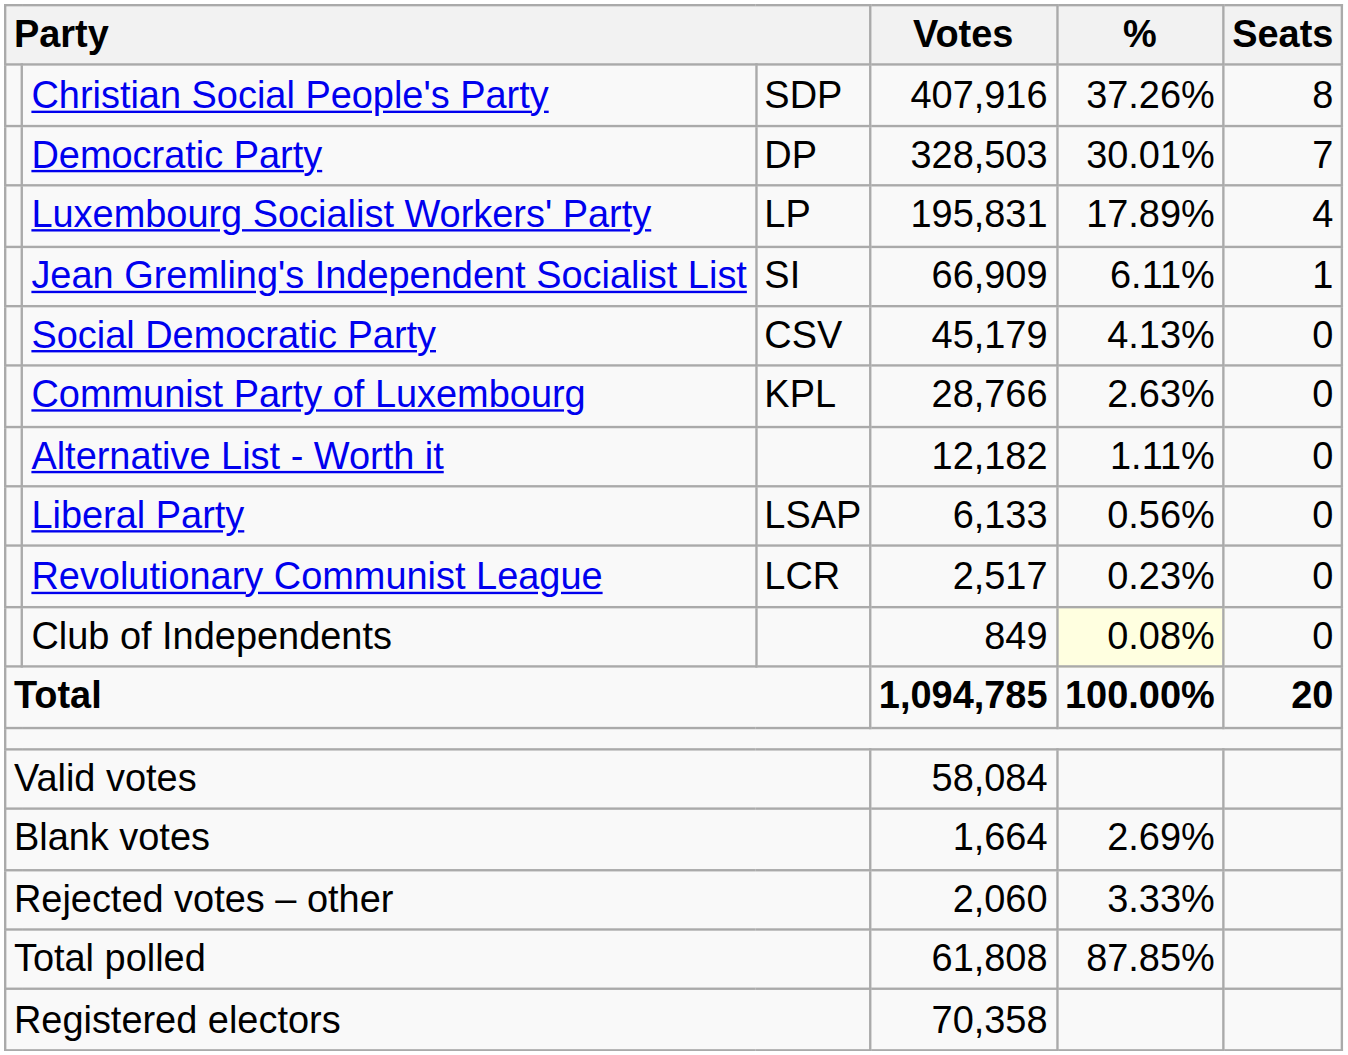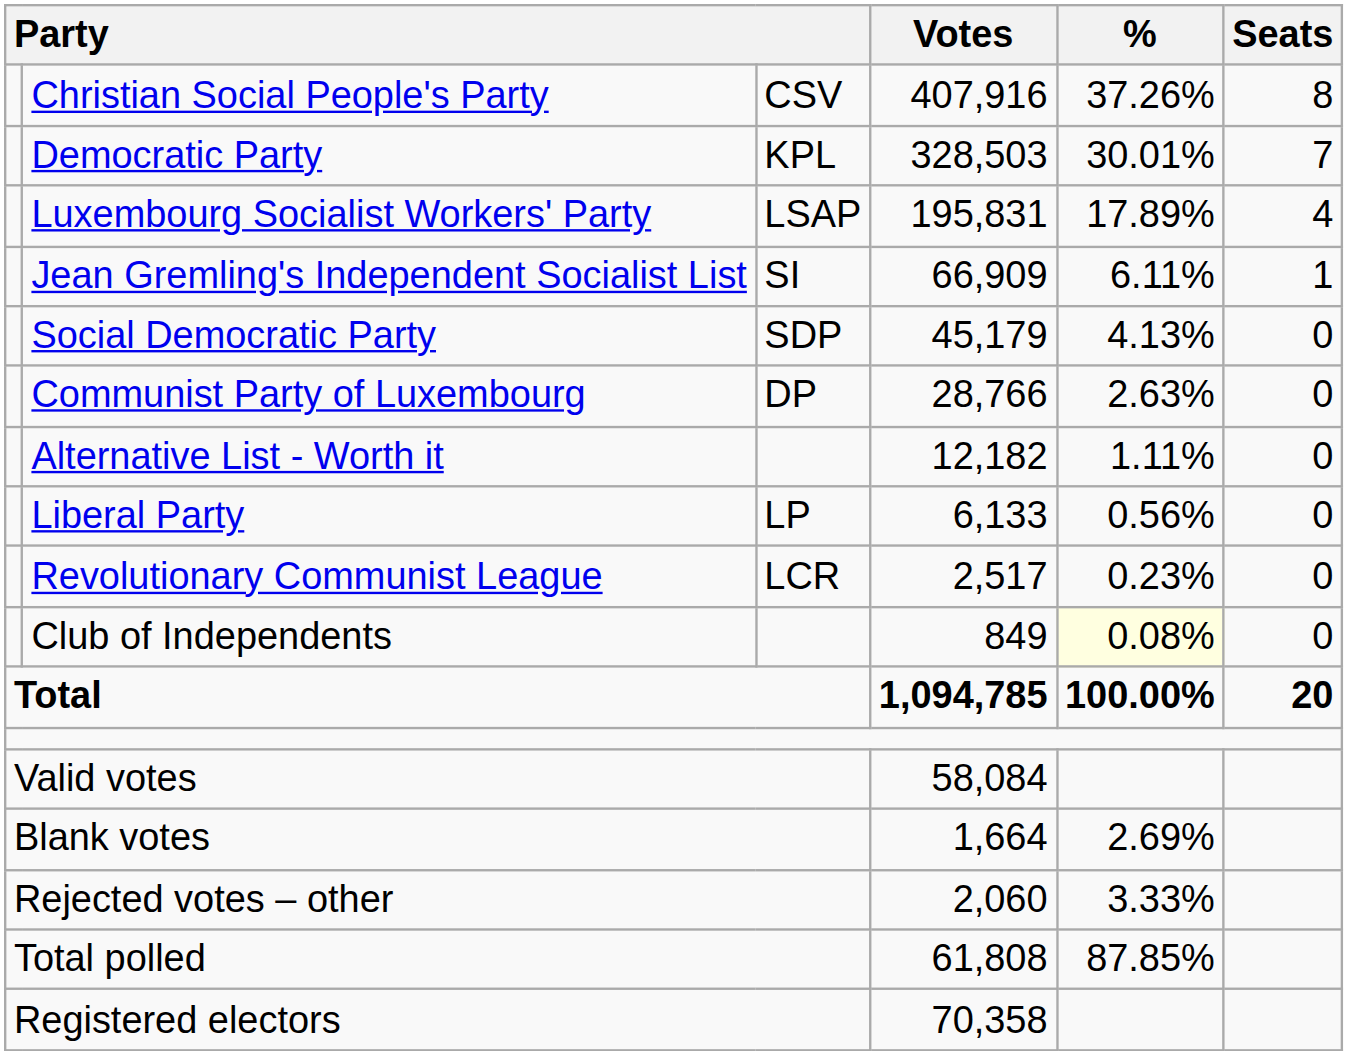(803, 94) SDP -> (803, 94) CSV
(791, 154) DP -> (800, 154) KPL
(788, 214) LP -> (813, 214) LSAP
(803, 335) CSV -> (803, 335) SDP
(800, 395) KPL -> (791, 395) DP
(813, 515) LSAP -> (788, 515) LP
